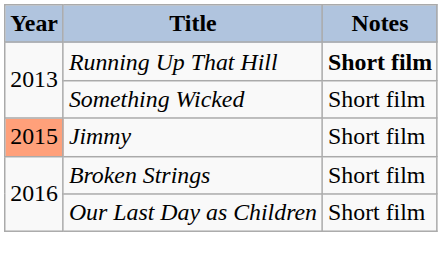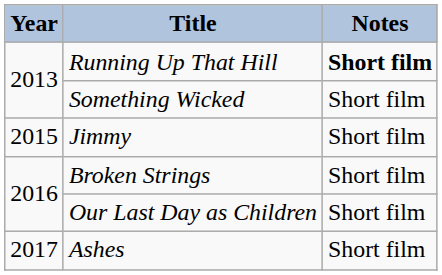(34, 136) lightsalmon background -> (34, 136) no background
+ row: (97, 250)
